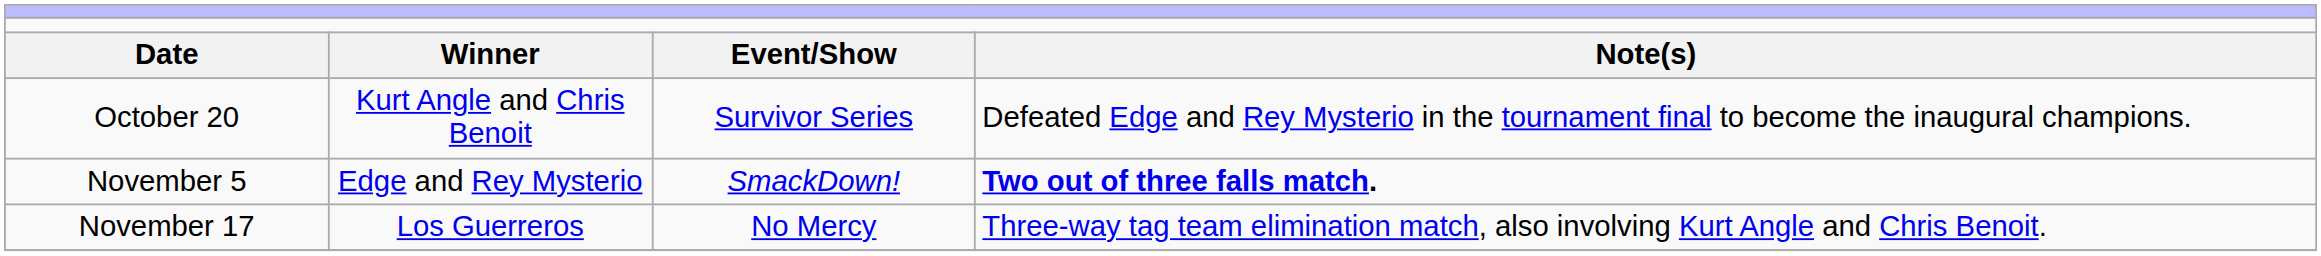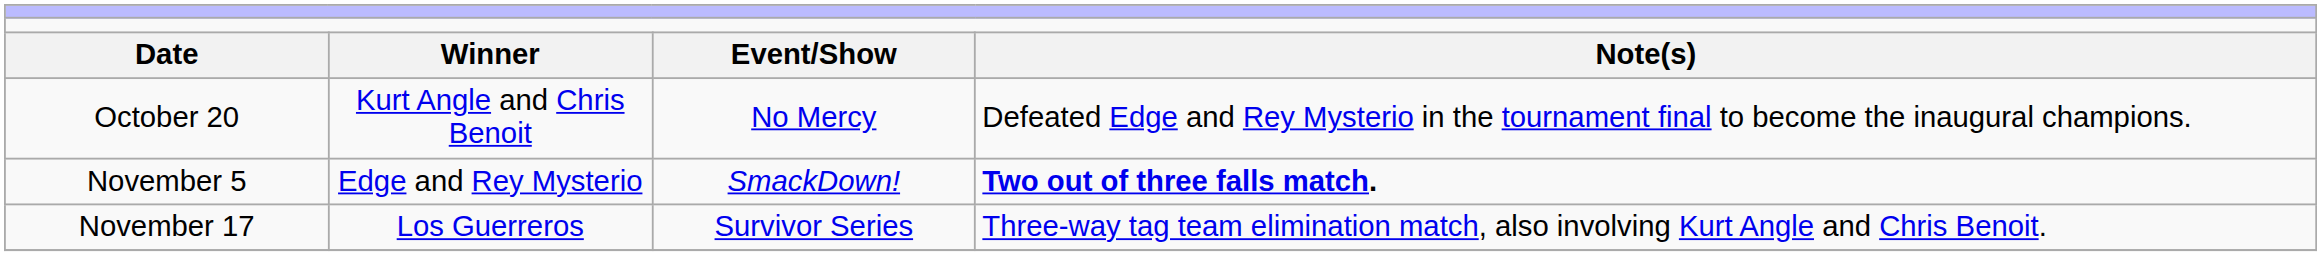(814, 117) Survivor Series -> (814, 117) No Mercy
(814, 226) No Mercy -> (814, 226) Survivor Series
